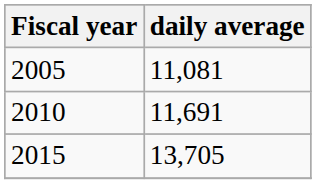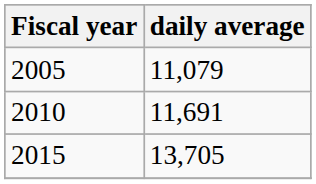(187, 69) 11,081 -> (187, 69) 11,079
